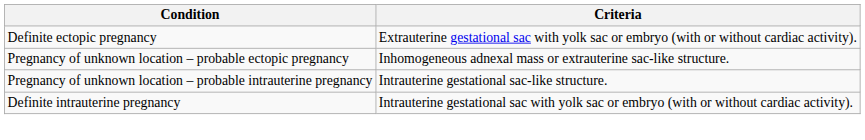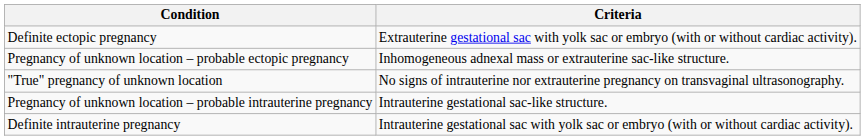+ row: (115, 80)
